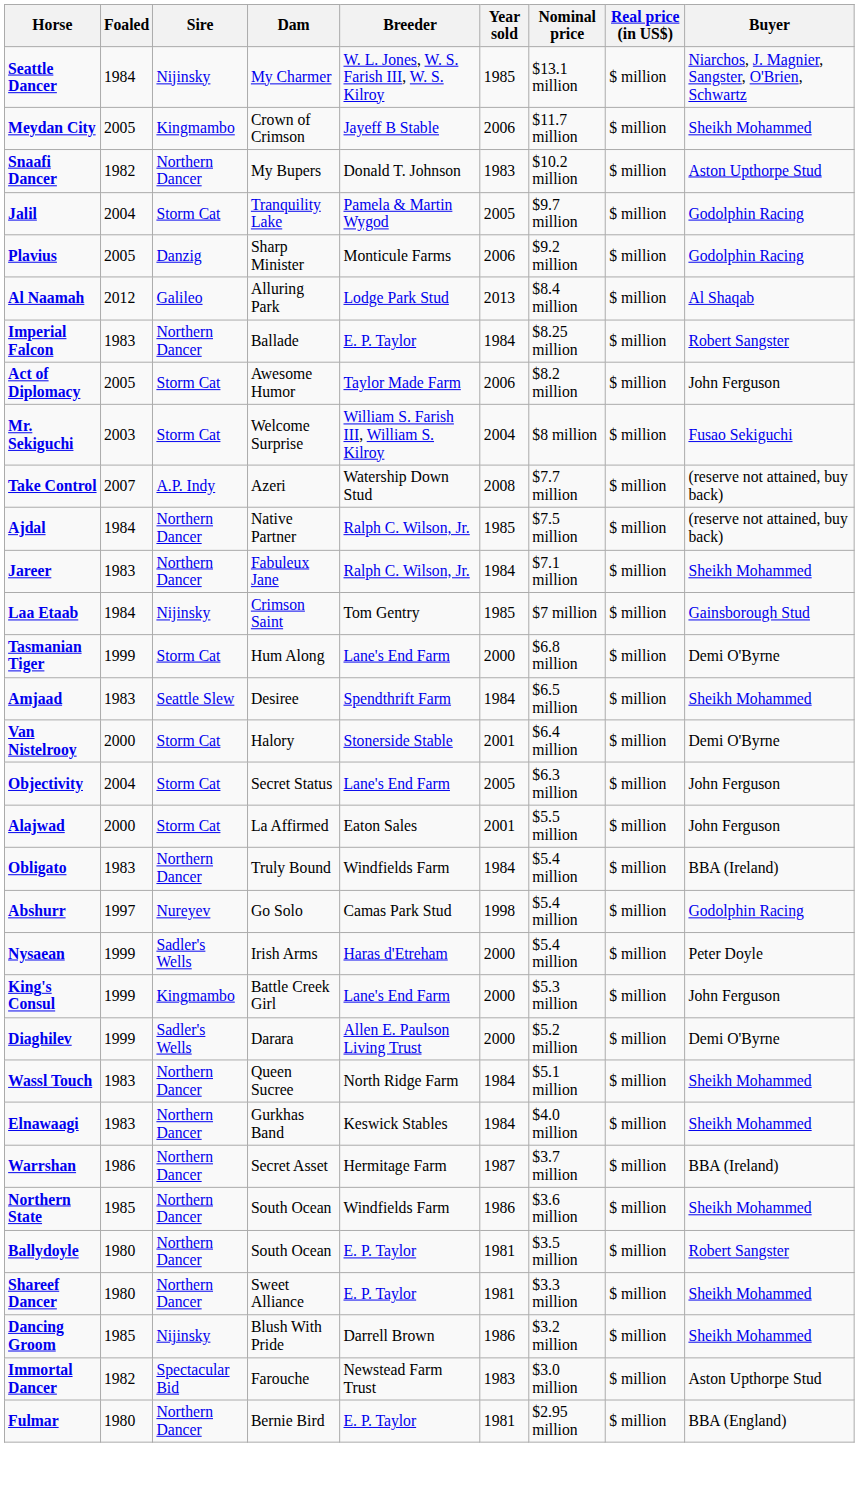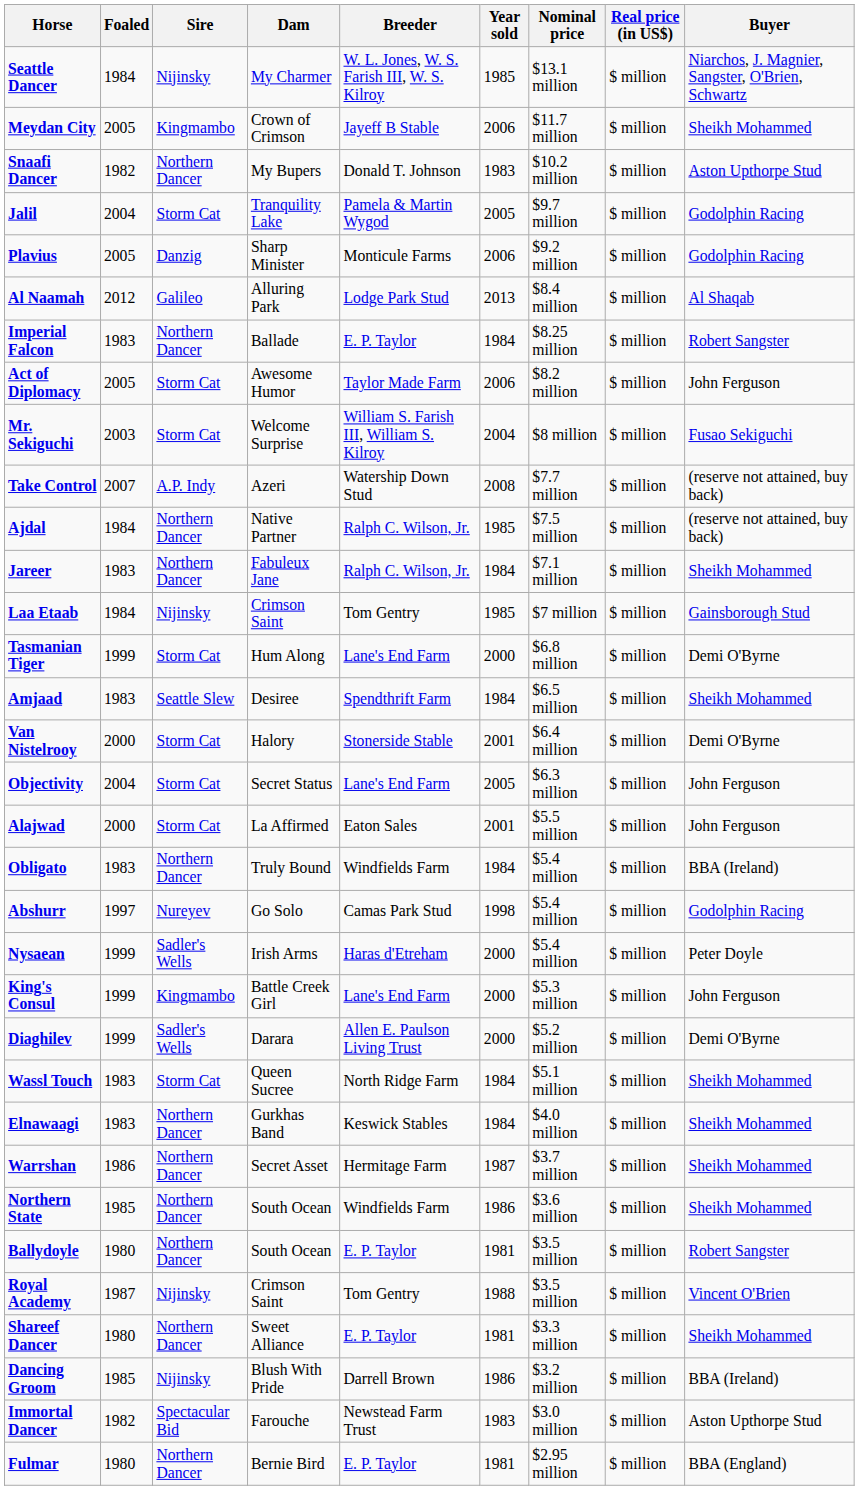(185, 1081) Northern Dancer -> (188, 1081) Storm Cat
(733, 1166) BBA (Ireland) -> (750, 1166) Sheikh Mohammed
+ row: (39, 1293)
(750, 1336) Sheikh Mohammed -> (733, 1378) BBA (Ireland)
